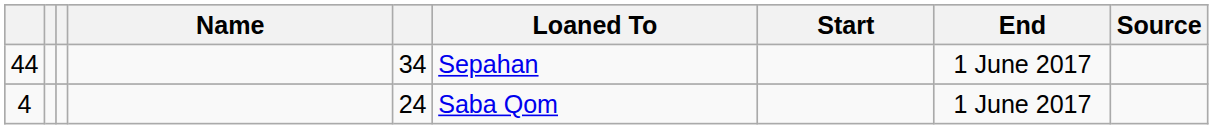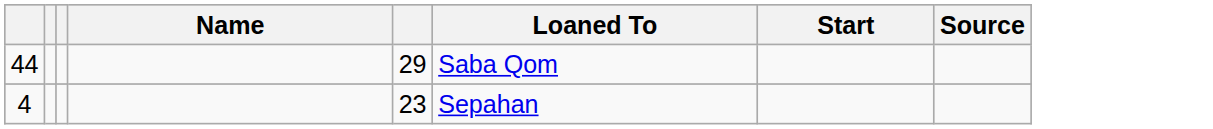- column: (1023, 25)
(413, 65) 34 -> (413, 65) 29
(488, 65) Sepahan -> (498, 65) Saba Qom
(413, 104) 24 -> (413, 104) 23
(498, 104) Saba Qom -> (488, 104) Sepahan
